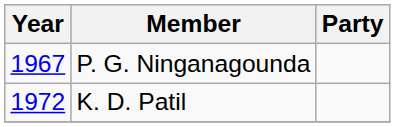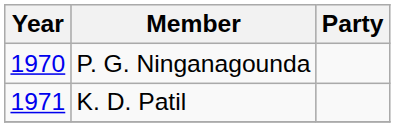(38, 63) 1967 -> (38, 63) 1970
(38, 102) 1972 -> (38, 102) 1971
